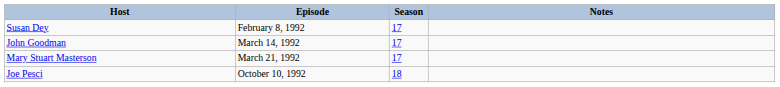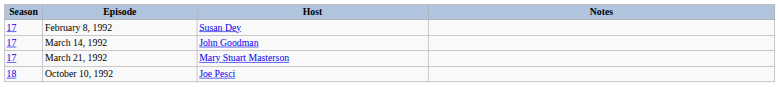columns swapped: (409, 12) <-> (120, 12)
